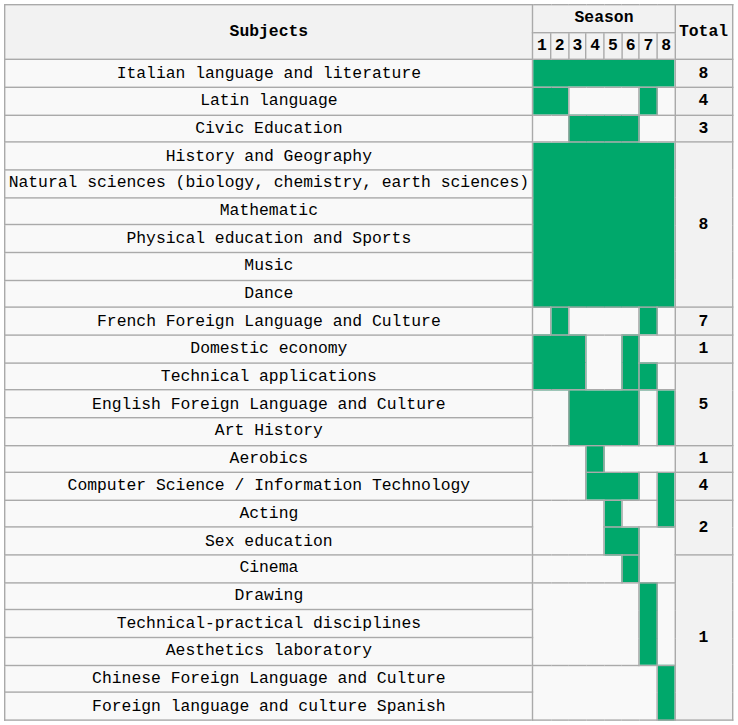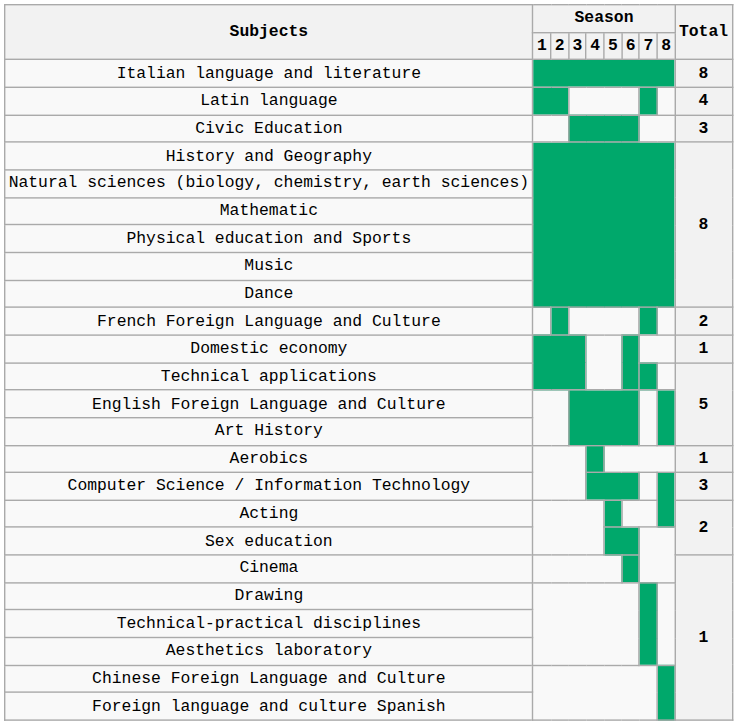(703, 321) 7 -> (703, 321) 2
(703, 486) 4 -> (703, 486) 3
